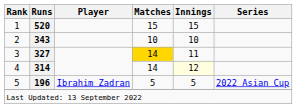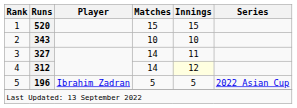(153, 54) gold background -> (153, 54) no background
(42, 68) 314 -> (42, 68) 312
